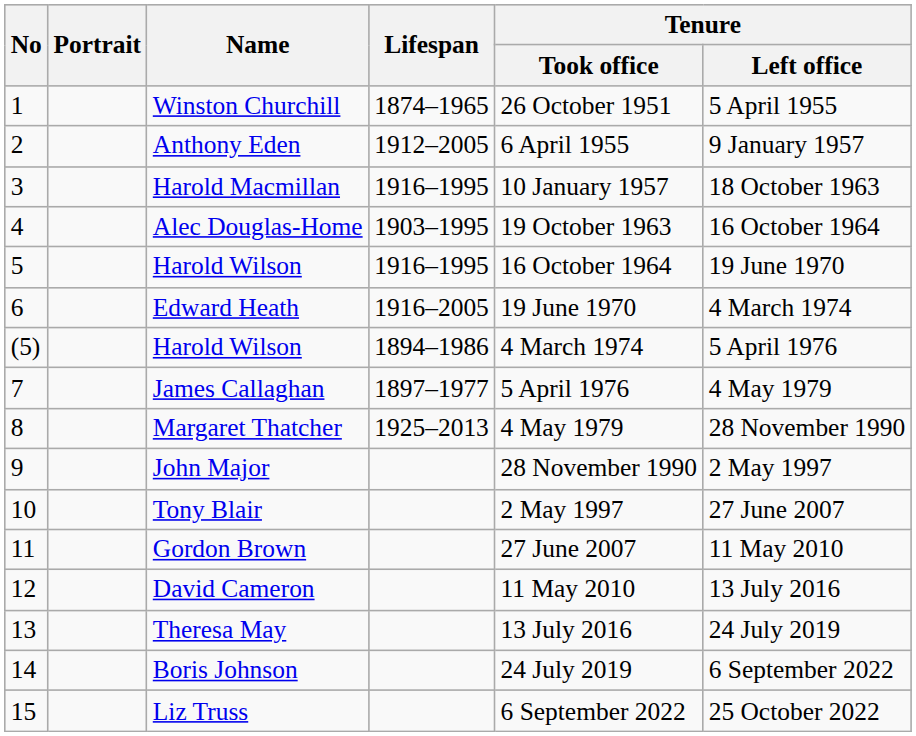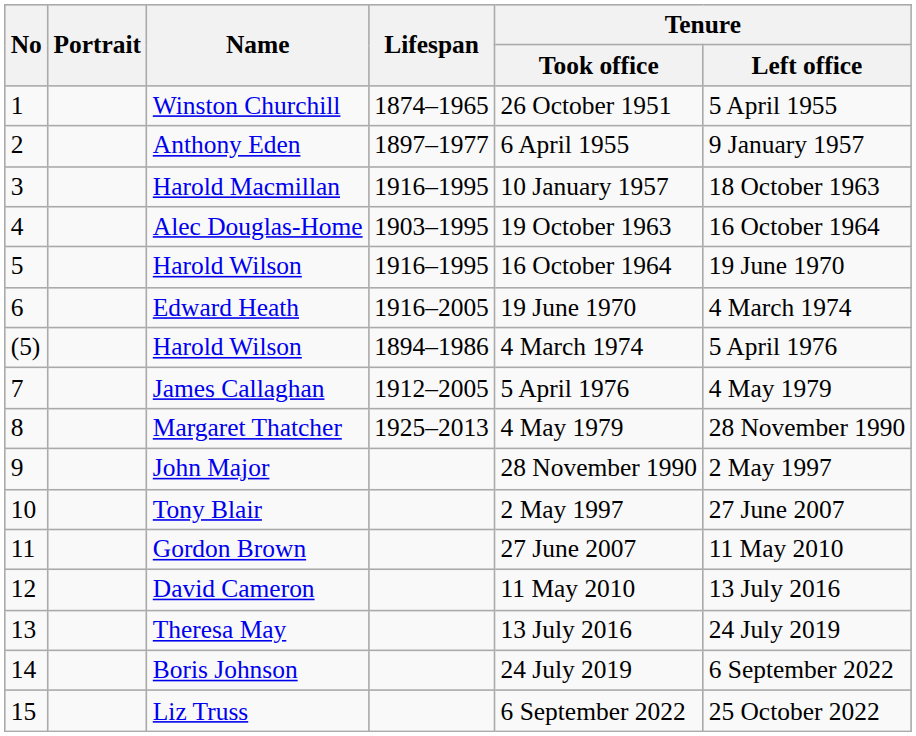(432, 145) 1912–2005 -> (432, 145) 1897–1977
(432, 387) 1897–1977 -> (432, 387) 1912–2005
